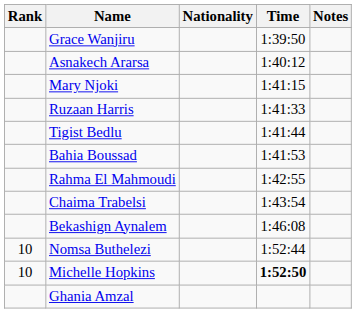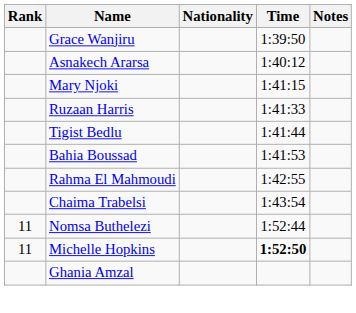- row: (108, 226)
(25, 249) 10 -> (25, 226) 11
(25, 272) 10 -> (25, 249) 11
